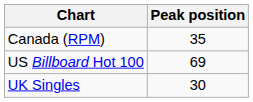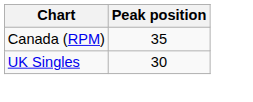- row: (76, 62)
